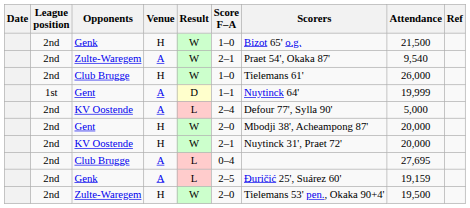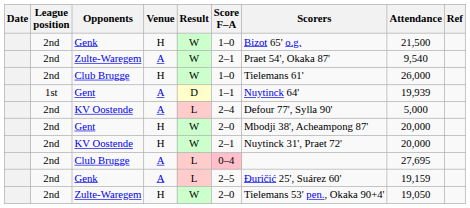(416, 93) 19,999 -> (416, 93) 19,939
(226, 161) no background -> (226, 161) pink background
(416, 195) 19,500 -> (416, 195) 19,050
